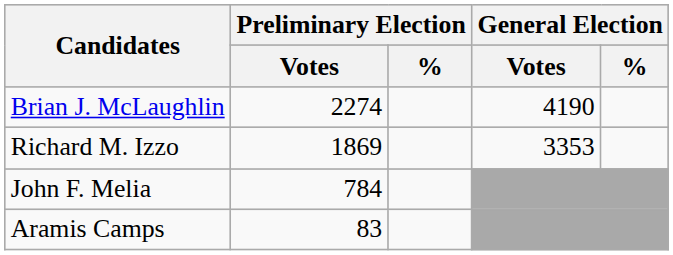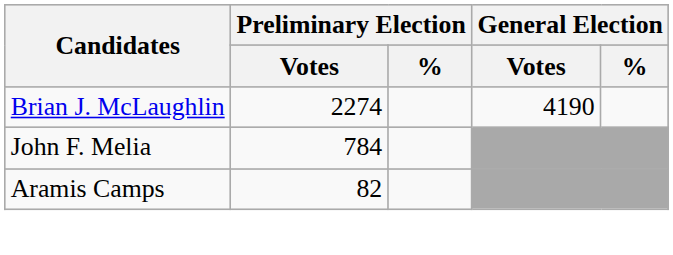- row: (95, 147)
(369, 229) 83 -> (369, 188) 82
